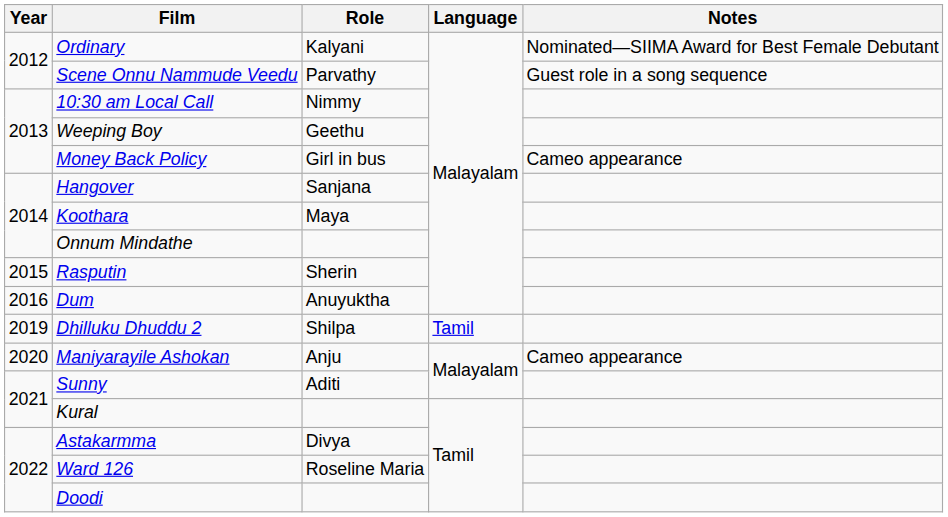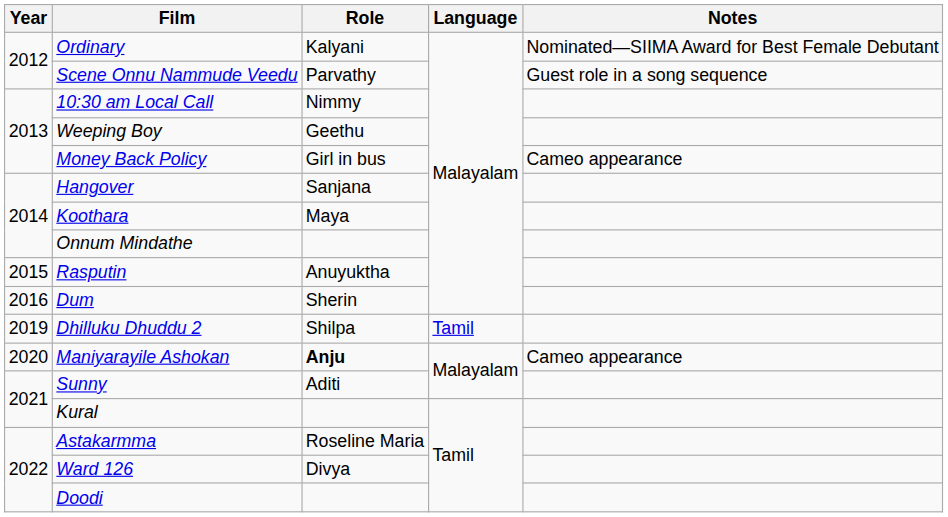(331, 272) Sherin -> (348, 272) Anuyuktha
(348, 300) Anuyuktha -> (331, 300) Sherin
(324, 356) normal -> (325, 356) bold
(328, 441) Divya -> (365, 441) Roseline Maria
(365, 469) Roseline Maria -> (328, 469) Divya
